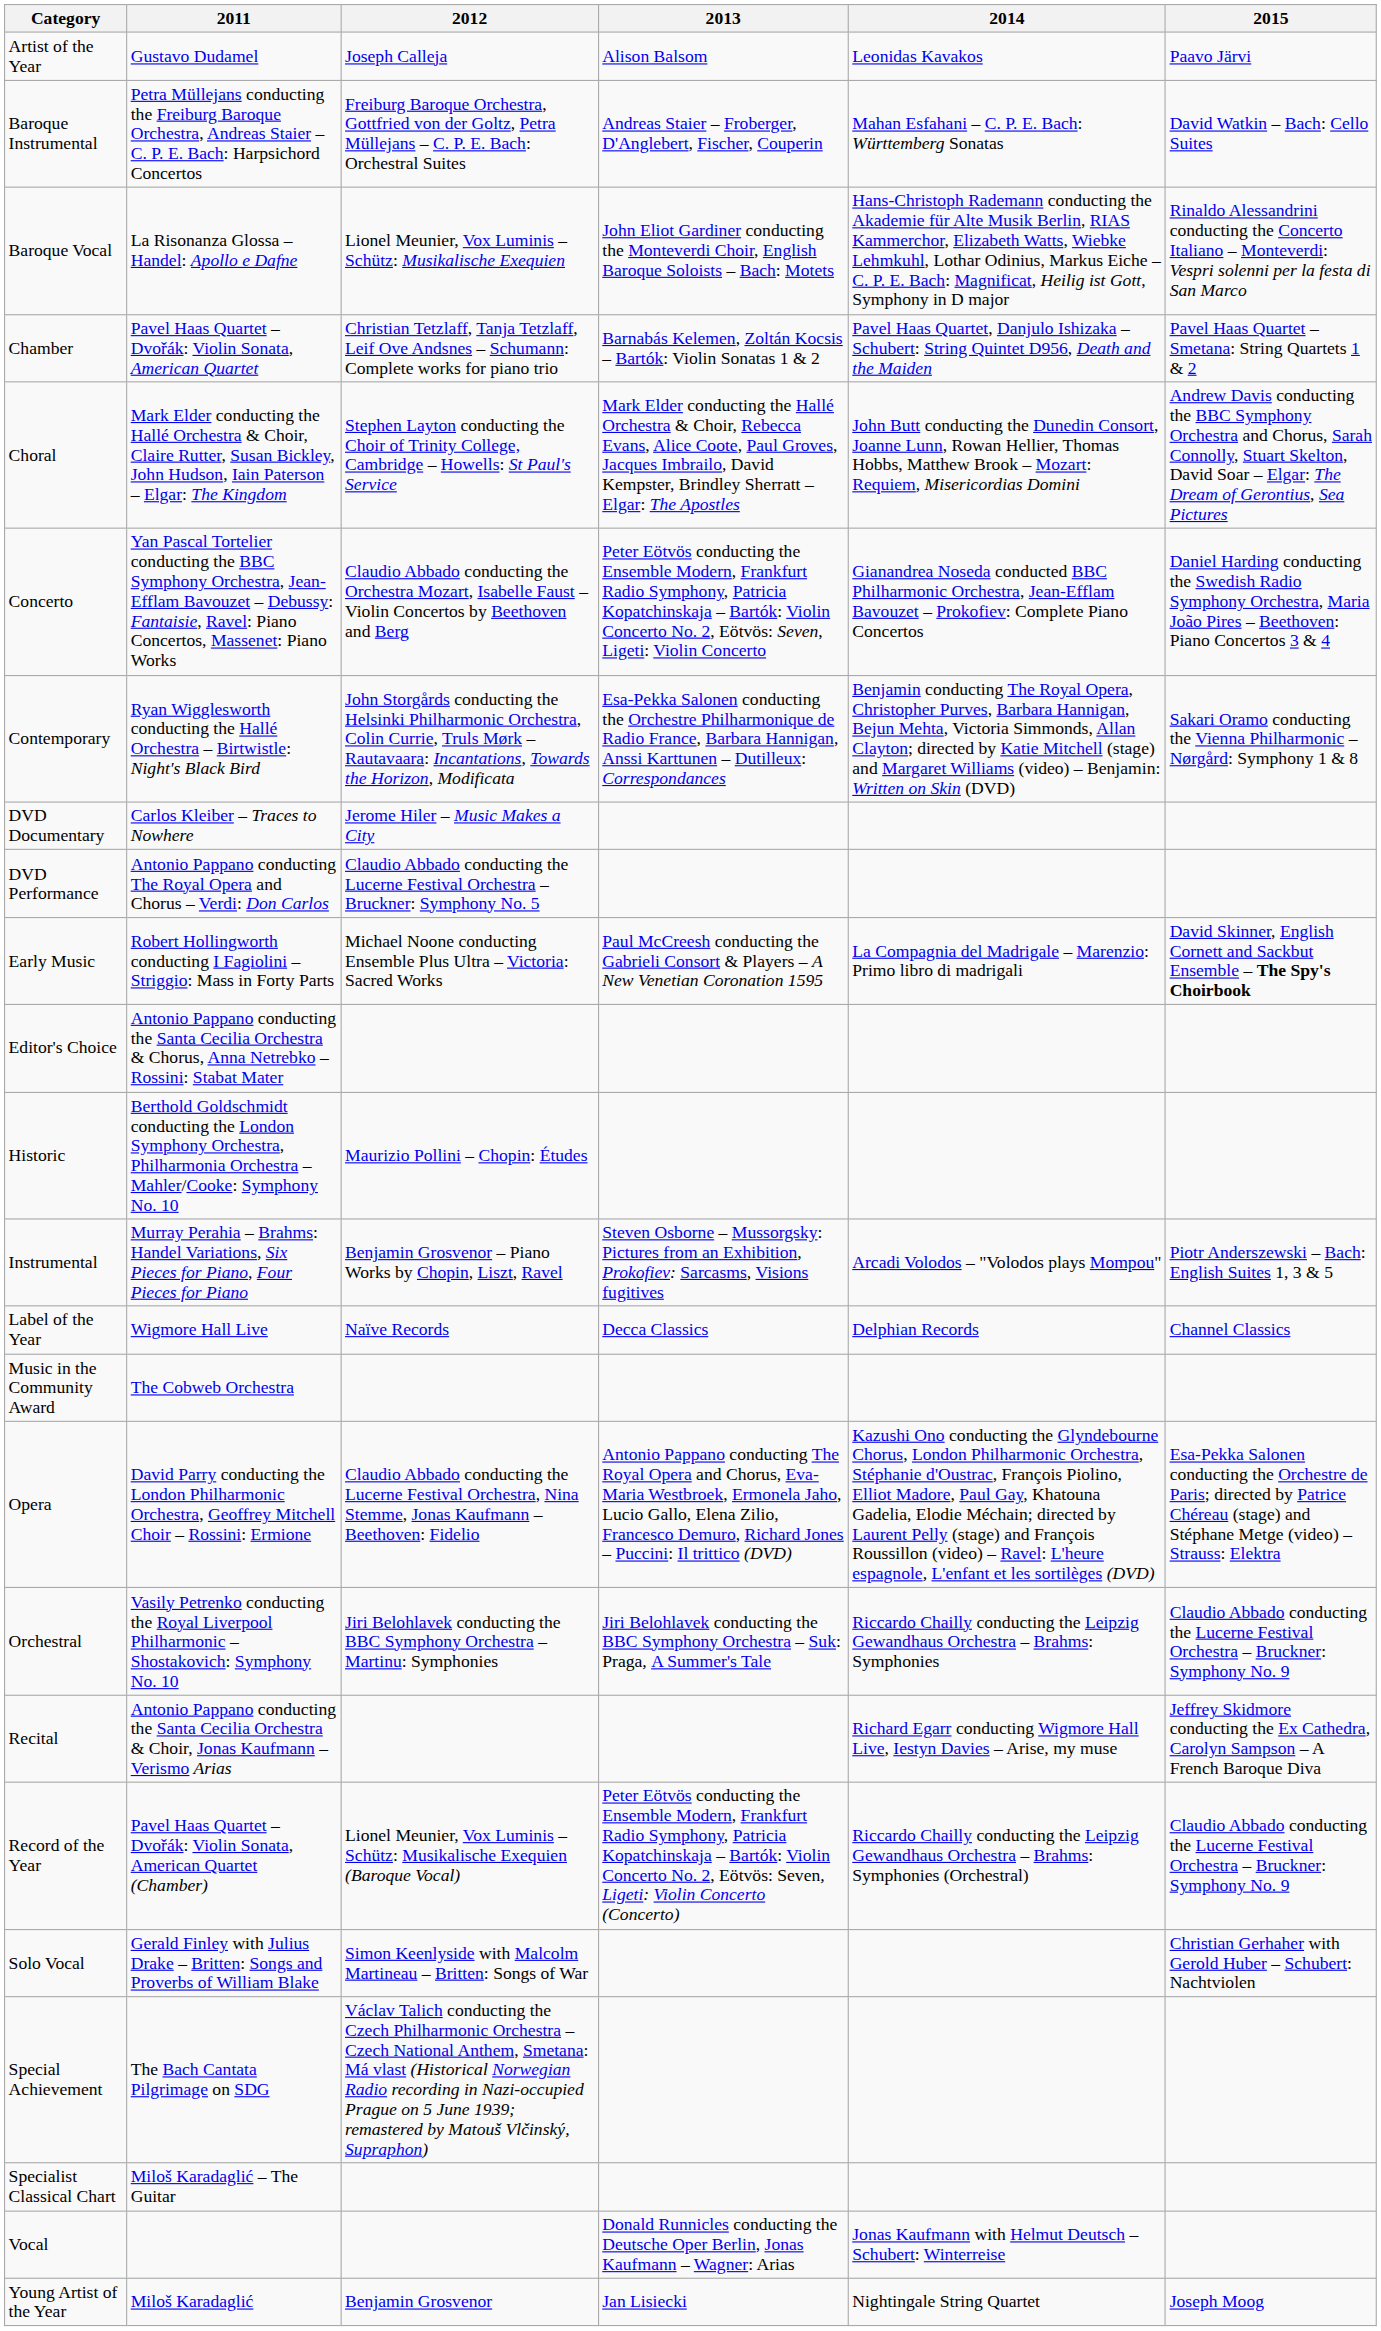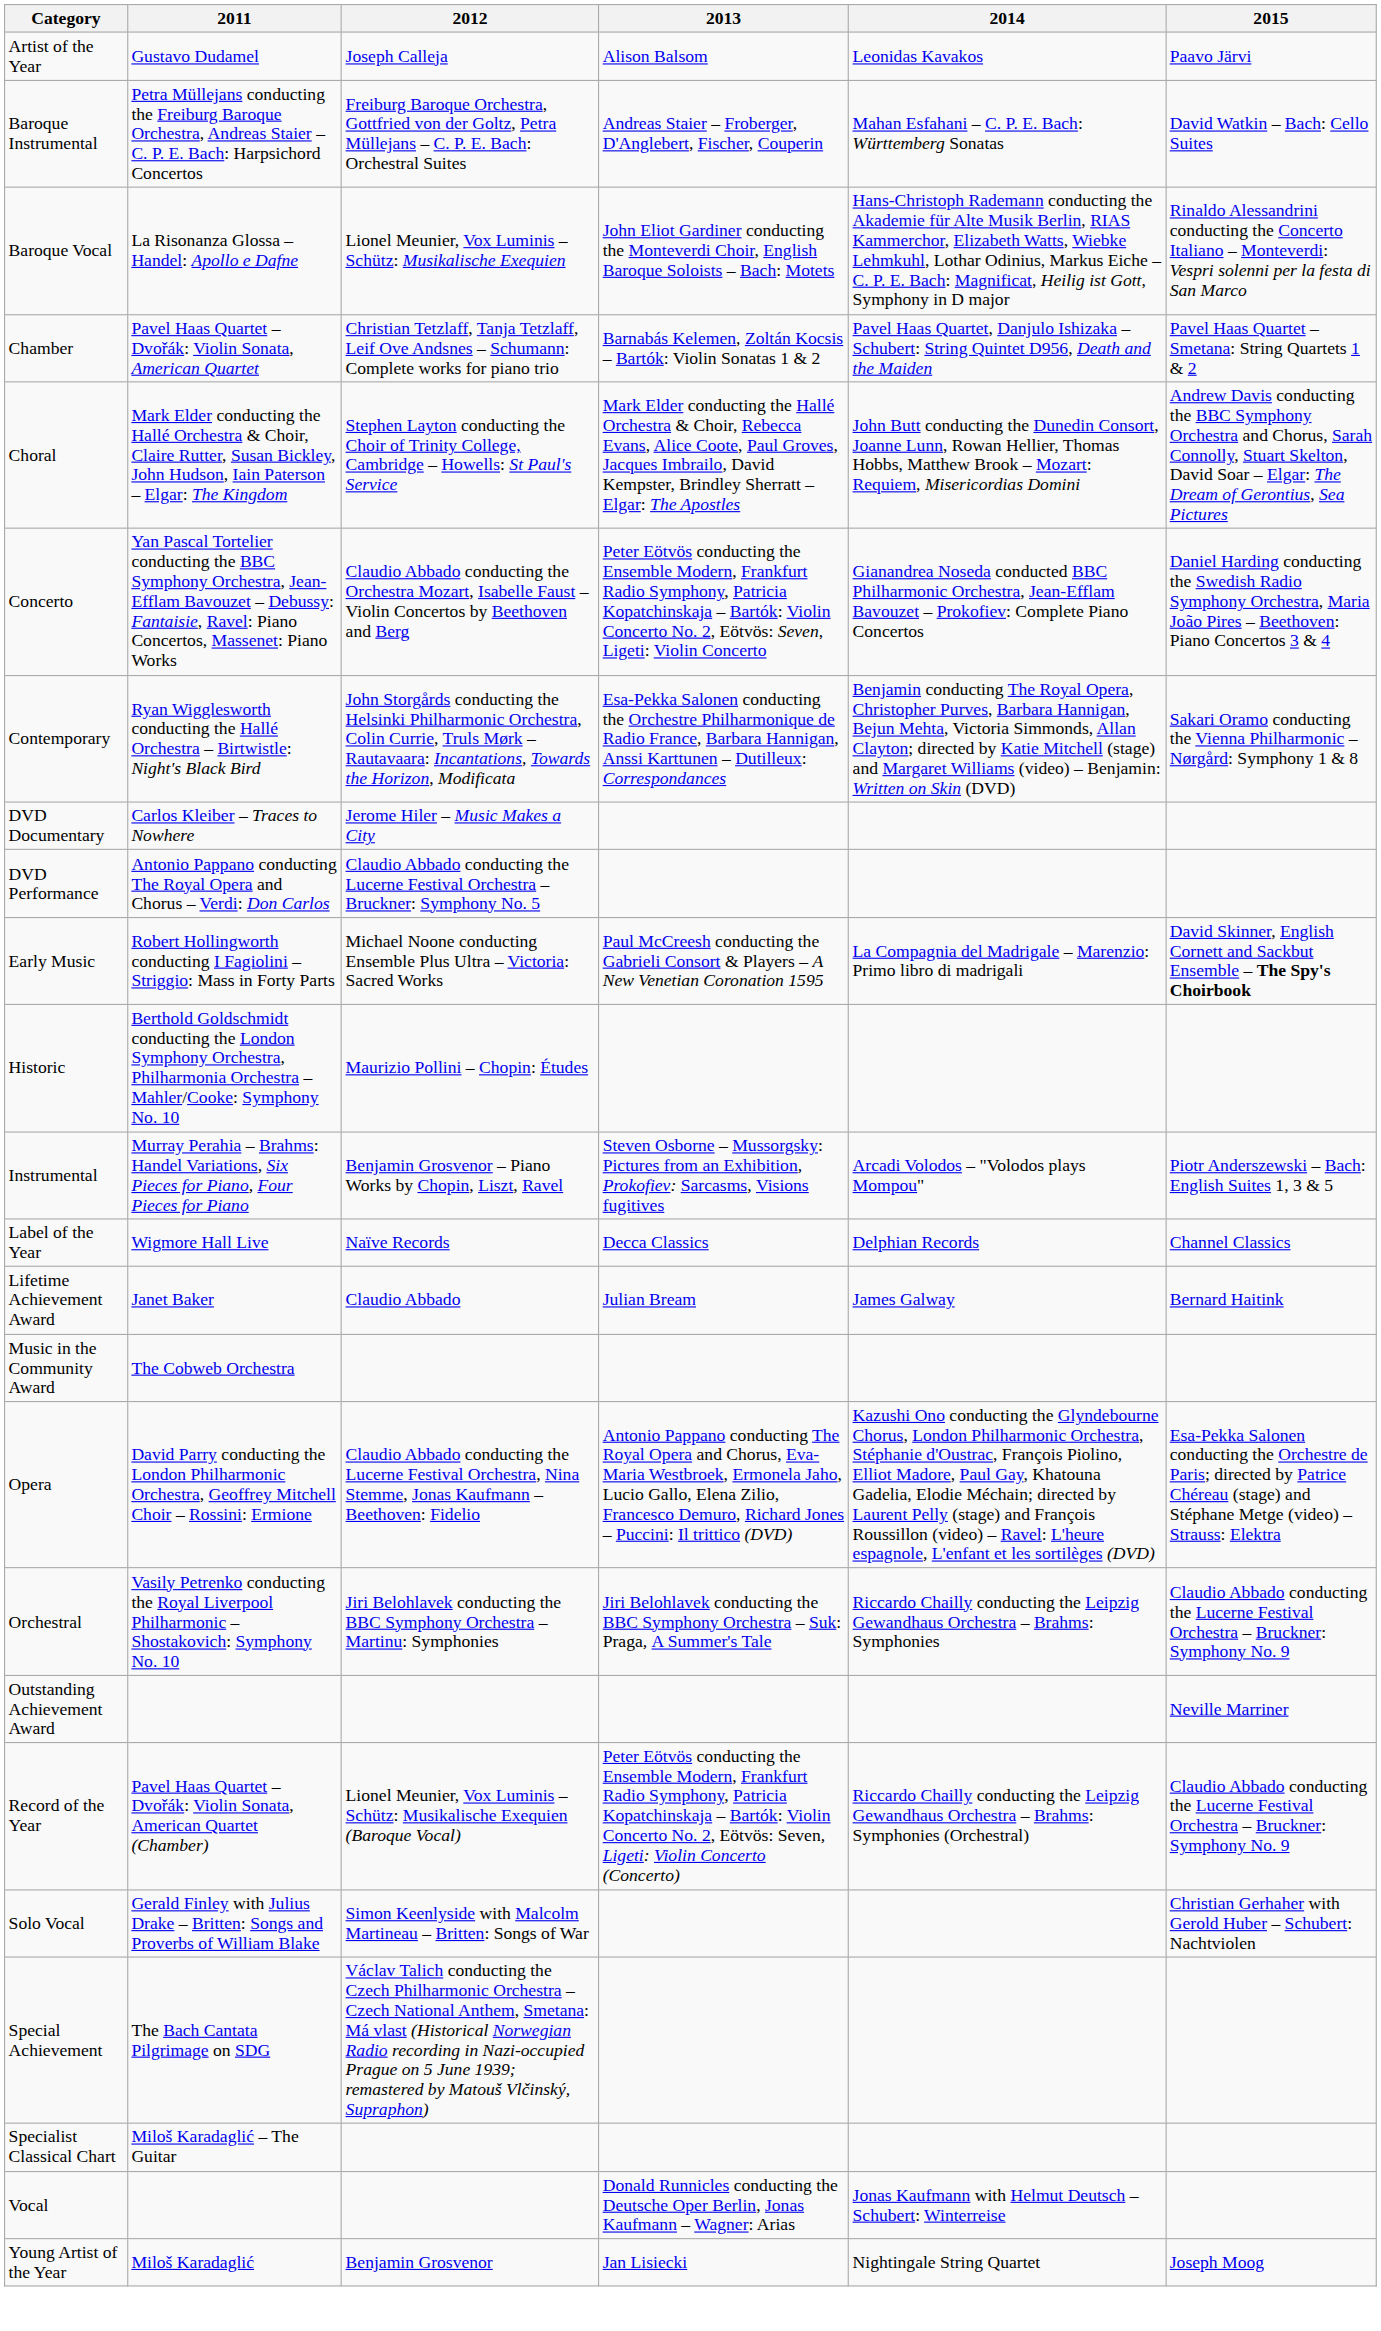- row: (63, 1048)
+ row: (56, 1300)
+ row: (56, 1708)
- row: (34, 1738)
